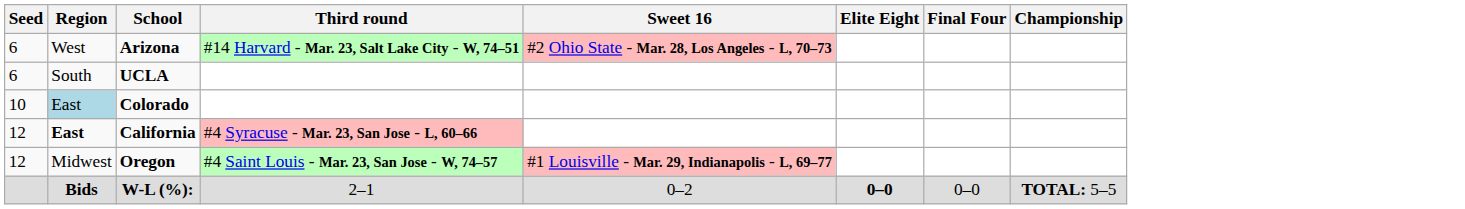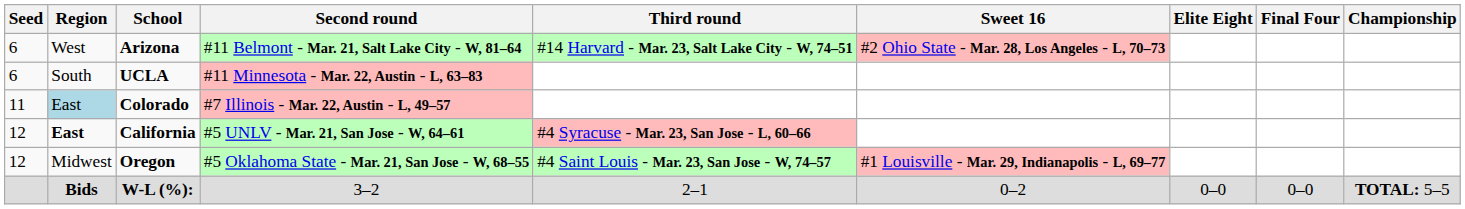+ column: (366, 19)
(17, 104) 10 -> (17, 104) 11
(880, 190) bold -> (1213, 190) normal
